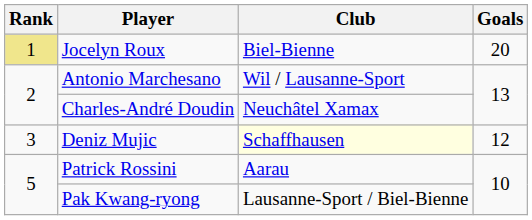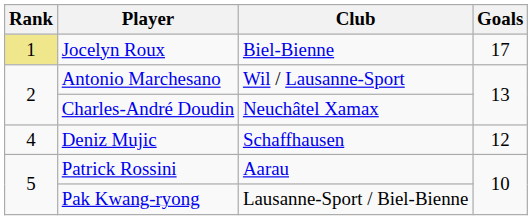(500, 49) 20 -> (500, 49) 17
(31, 139) 3 -> (31, 139) 4
(294, 139) lightyellow background -> (294, 139) no background
